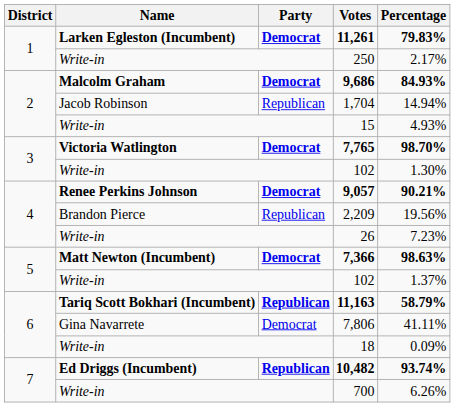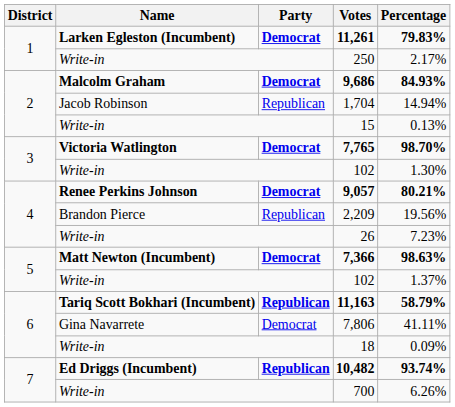(428, 125) 4.93% -> (428, 125) 0.13%
(424, 192) 90.21% -> (424, 192) 80.21%
